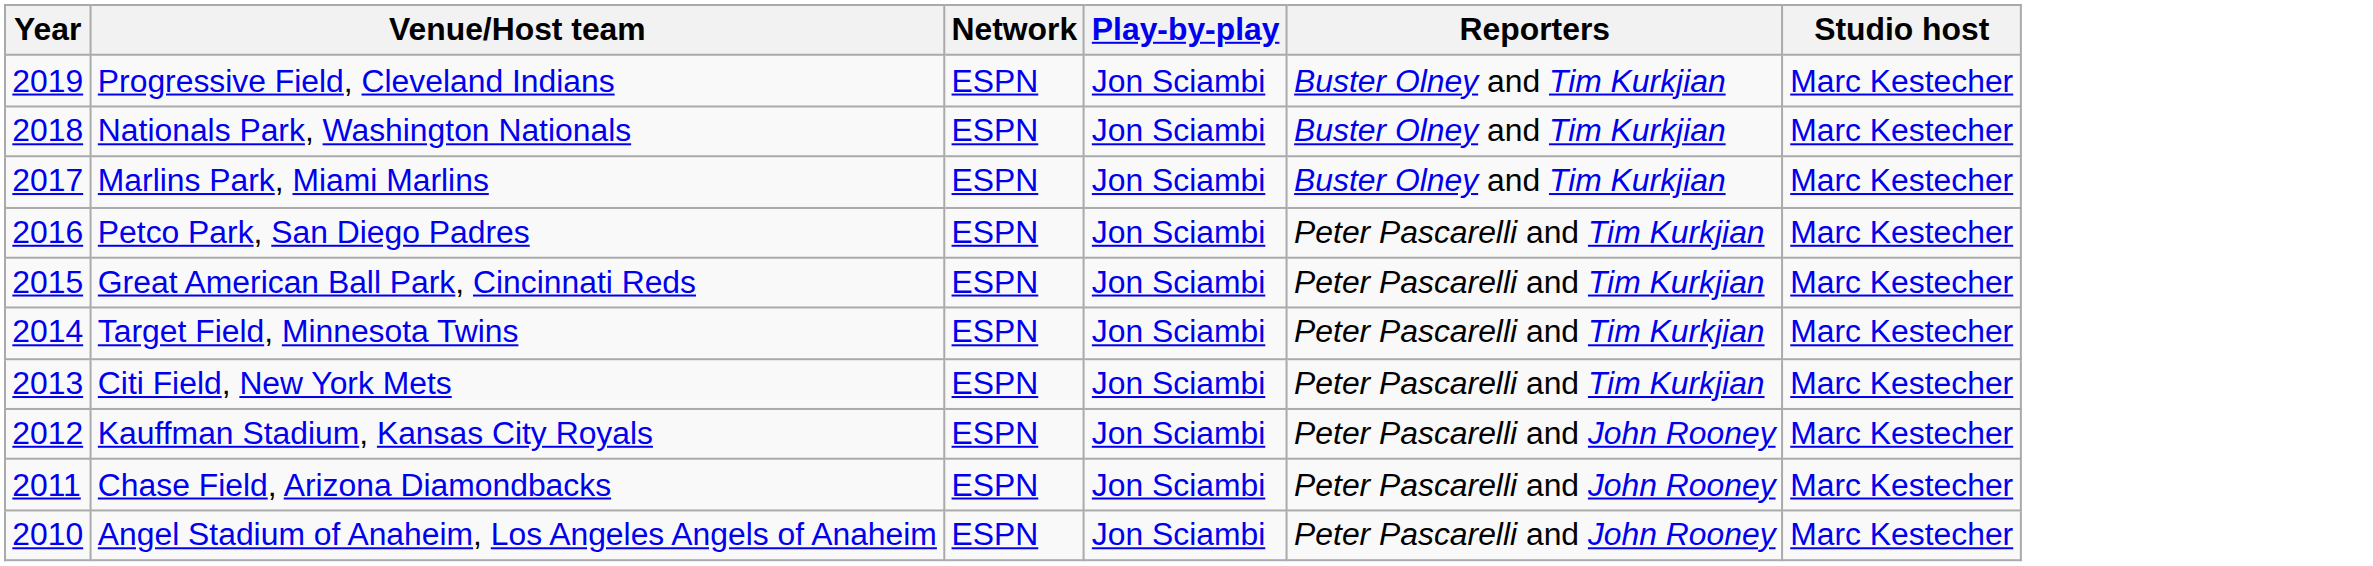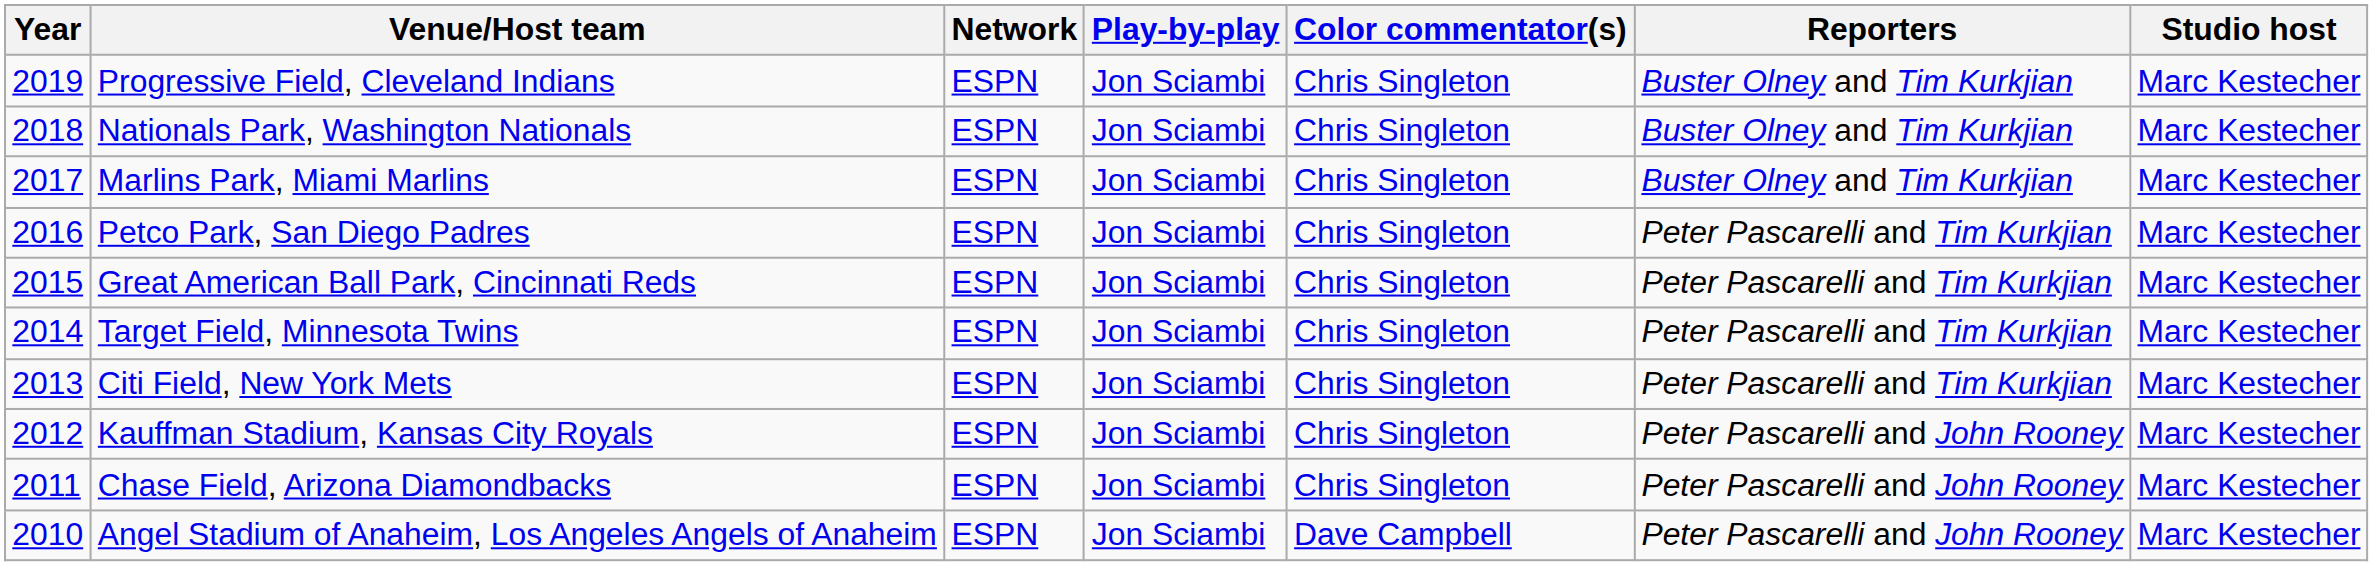+ column: (1460, 29)
